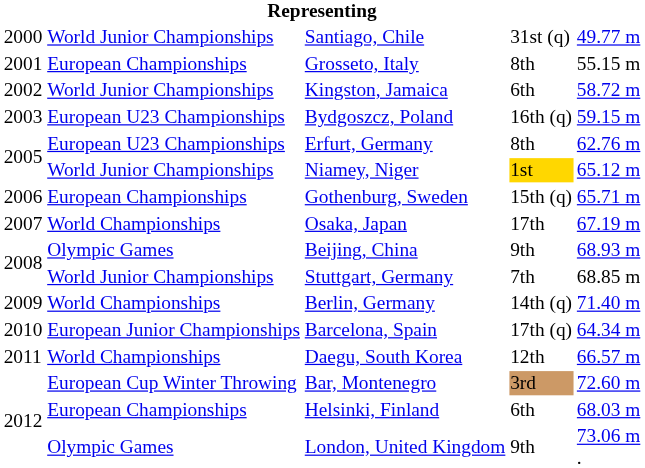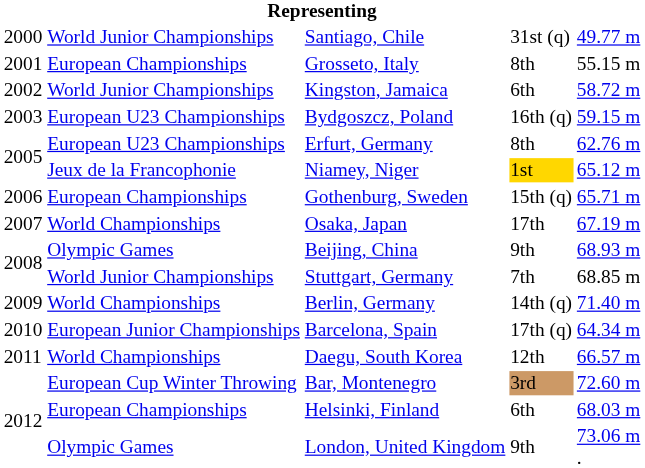(160, 170) World Junior Championships -> (142, 170) Jeux de la Francophonie
